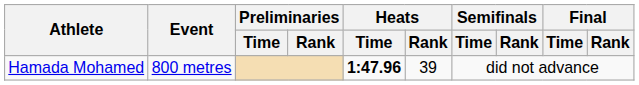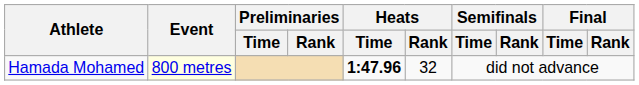(192, 68) no background -> (192, 68) lightyellow background
(428, 68) 39 -> (428, 68) 32
